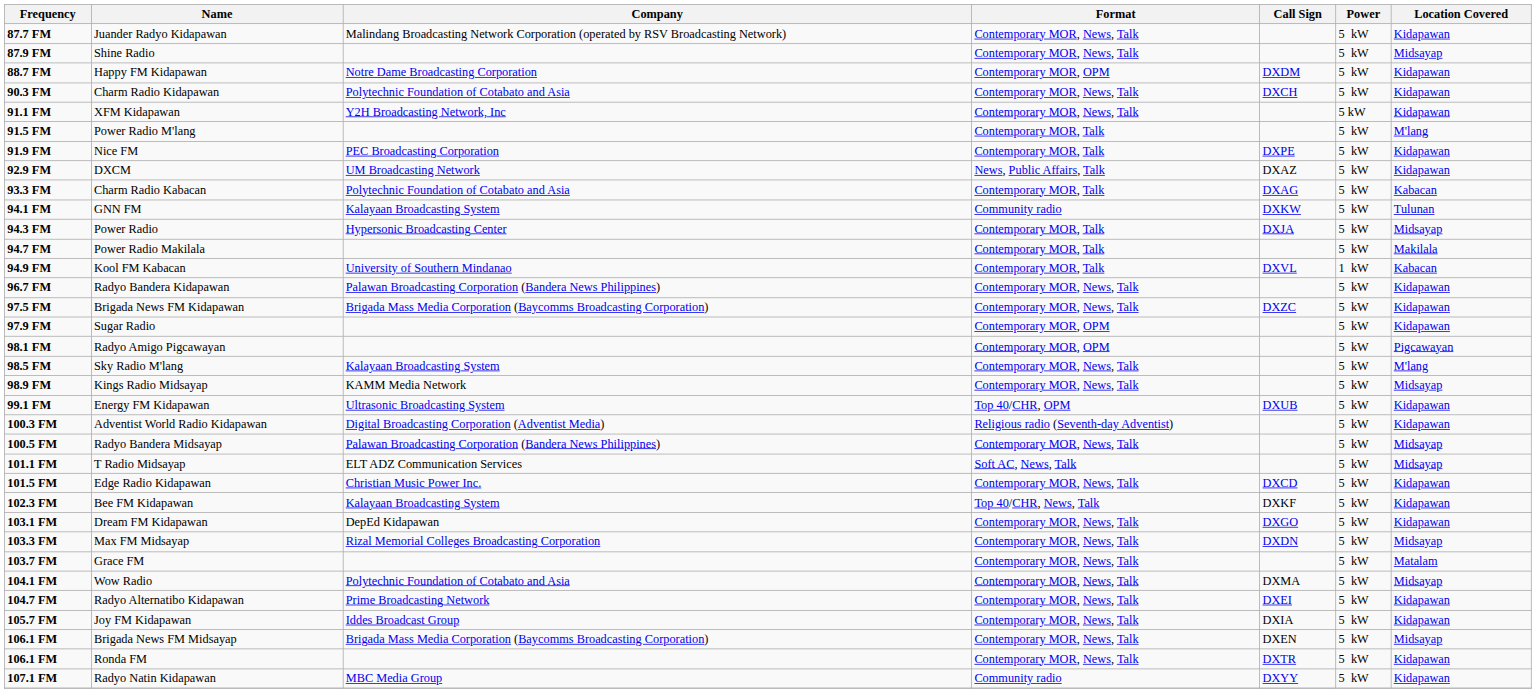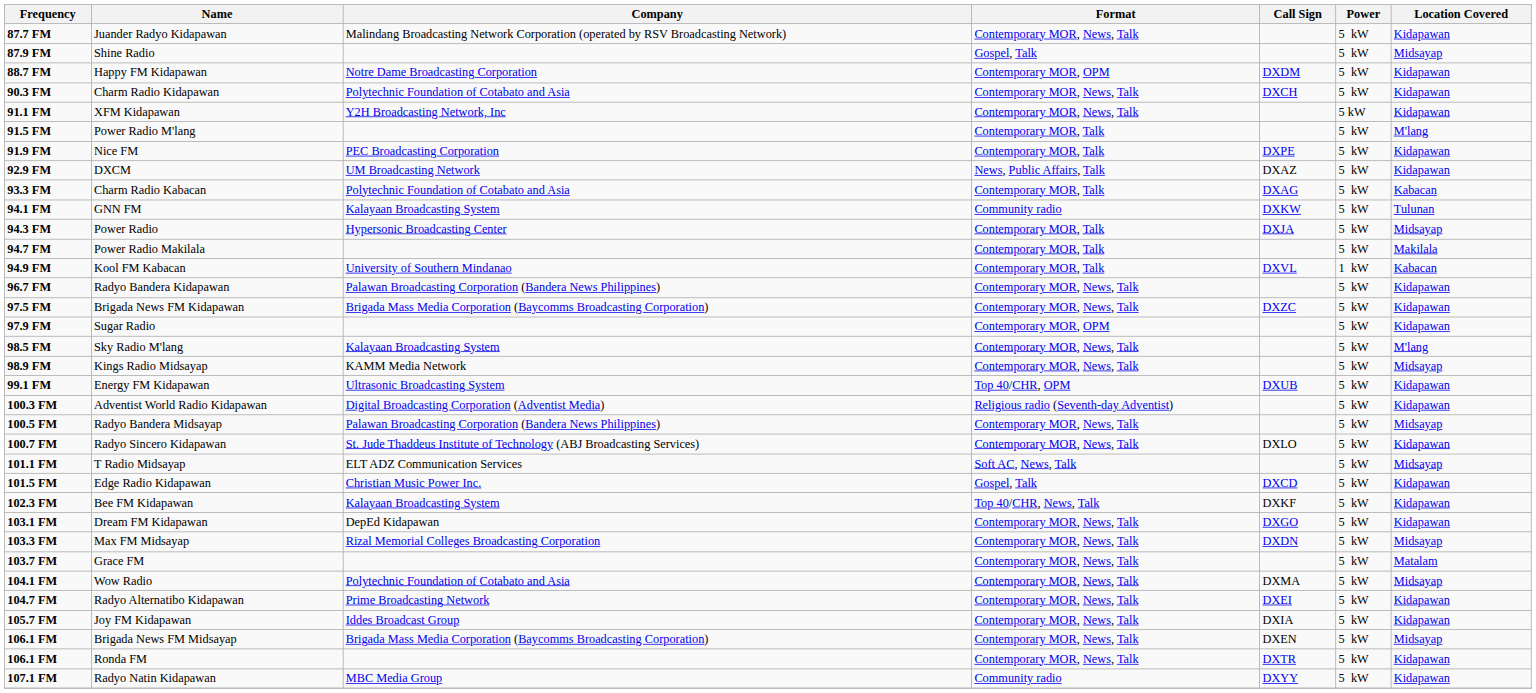(1056, 53) Contemporary MOR, News, Talk -> (1006, 53) Gospel, Talk
- row: (160, 346)
+ row: (160, 444)
(1056, 483) Contemporary MOR, News, Talk -> (1006, 483) Gospel, Talk
